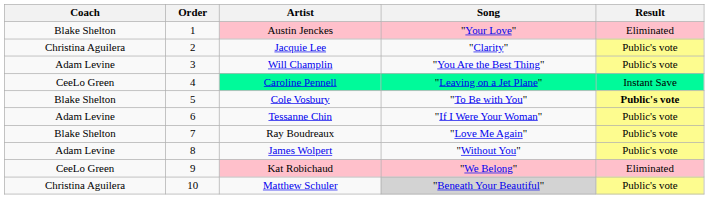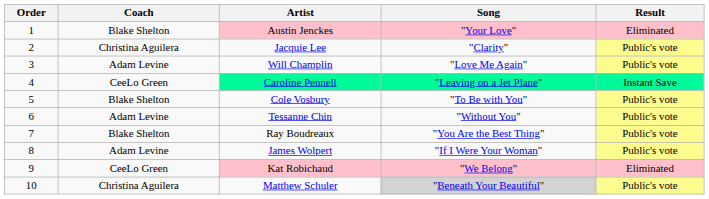columns swapped: (193, 13) <-> (85, 13)
(489, 64) "You Are the Best Thing" -> (489, 64) "Love Me Again"
(650, 99) bold -> (650, 99) normal
(489, 116) "If I Were Your Woman" -> (489, 116) "Without You"
(489, 133) "Love Me Again" -> (489, 133) "You Are the Best Thing"
(489, 151) "Without You" -> (489, 151) "If I Were Your Woman"
